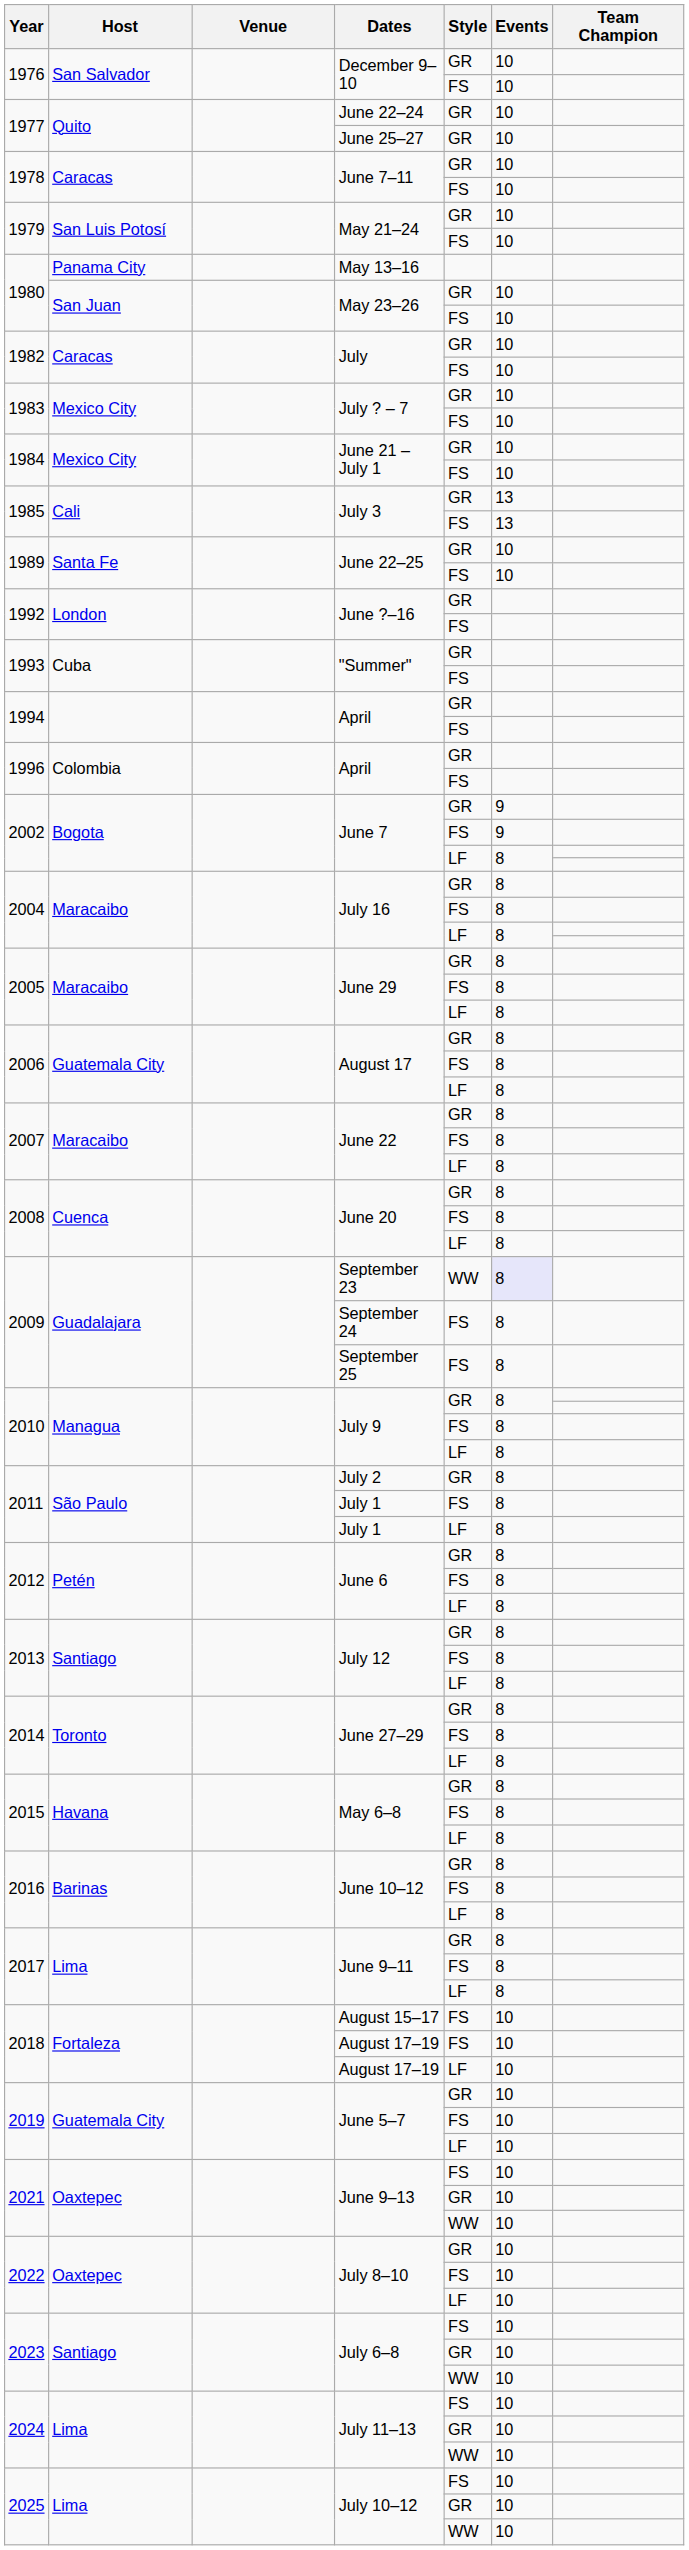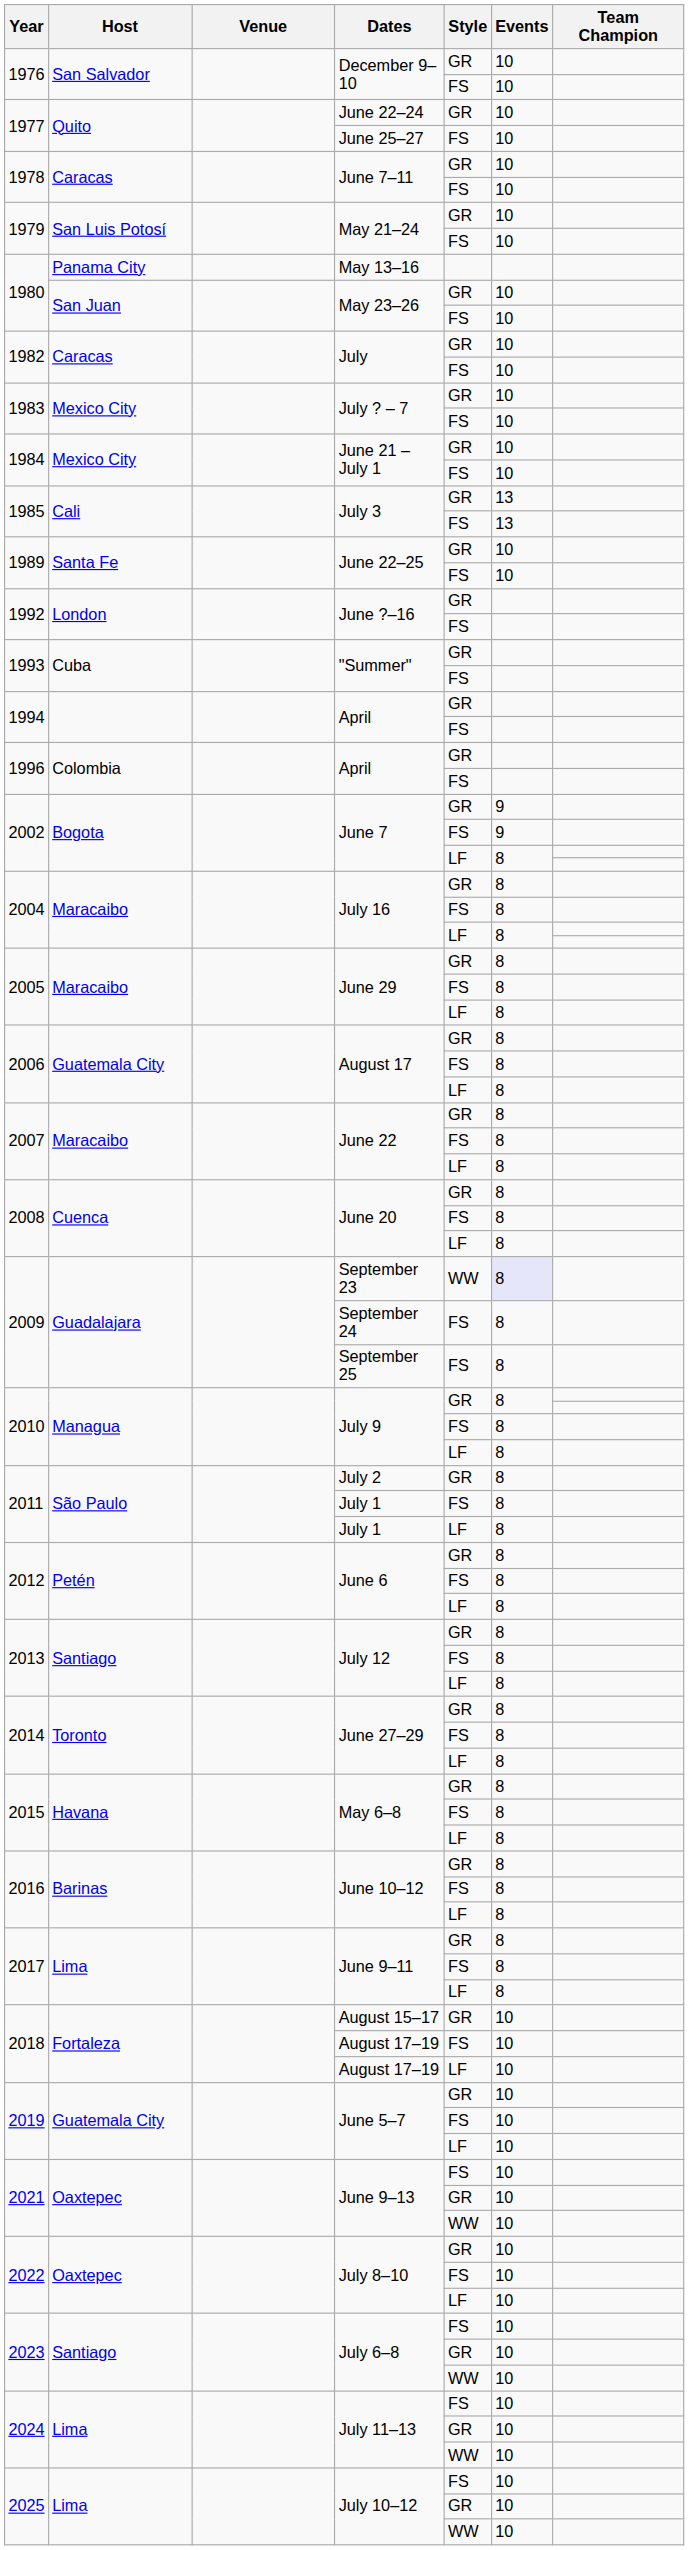(460, 139) GR -> (458, 139) FS
(458, 2018) FS -> (460, 2018) GR
